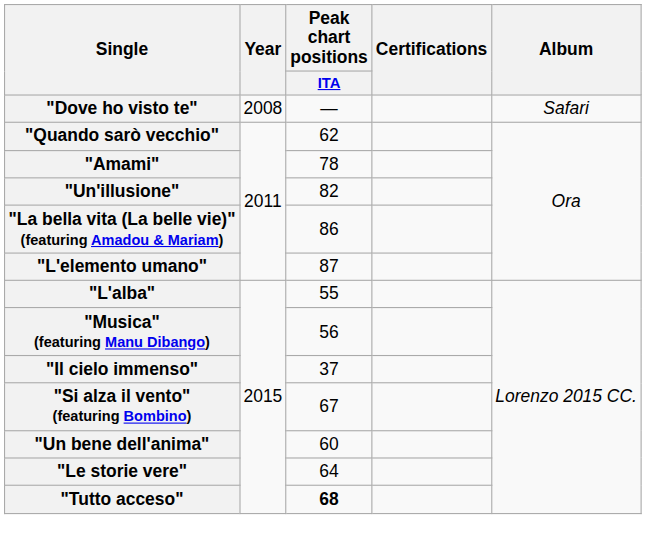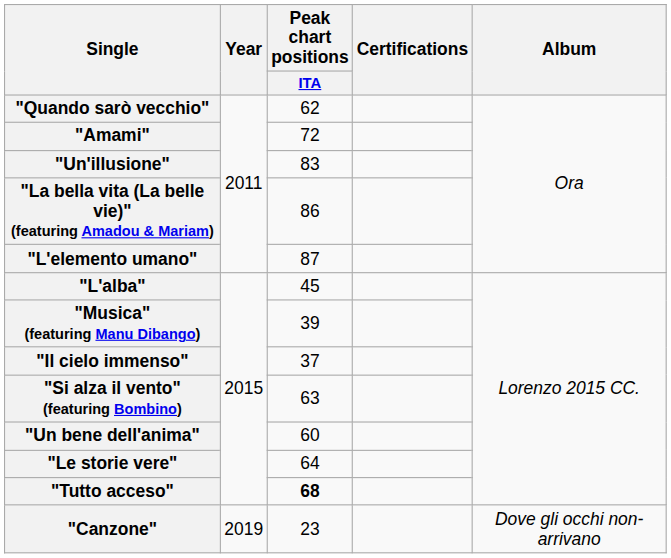- row: (122, 108)
(329, 163) 78 -> (310, 136) 72
(329, 191) 82 -> (310, 163) 83
(329, 294) 55 -> (310, 286) 45
(329, 331) 56 -> (310, 323) 39
(329, 406) 67 -> (310, 398) 63
+ row: (112, 528)
